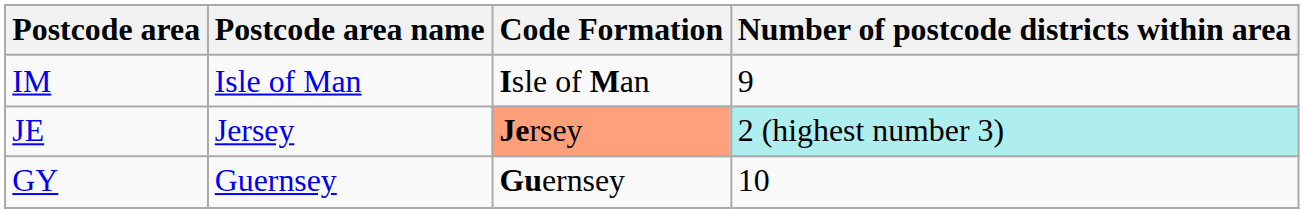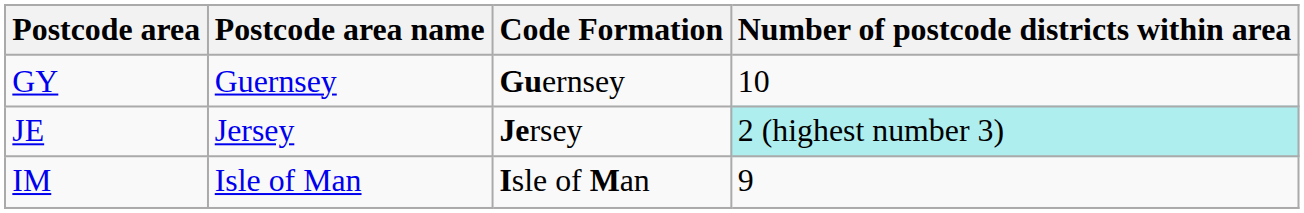rows swapped: (35, 181) <-> (32, 80)
(541, 130) lightsalmon background -> (541, 130) no background
